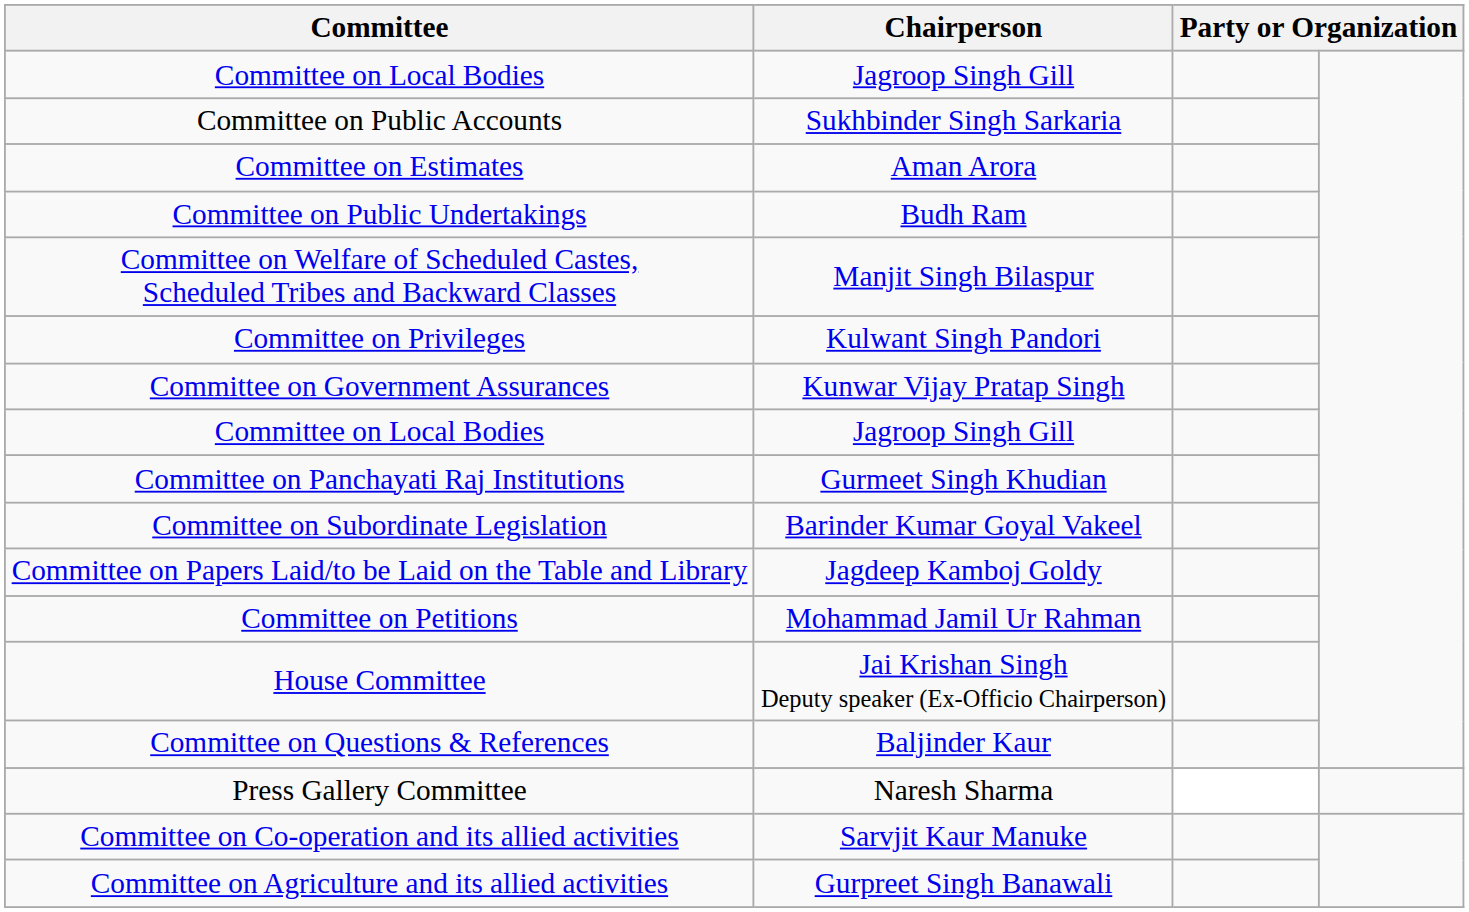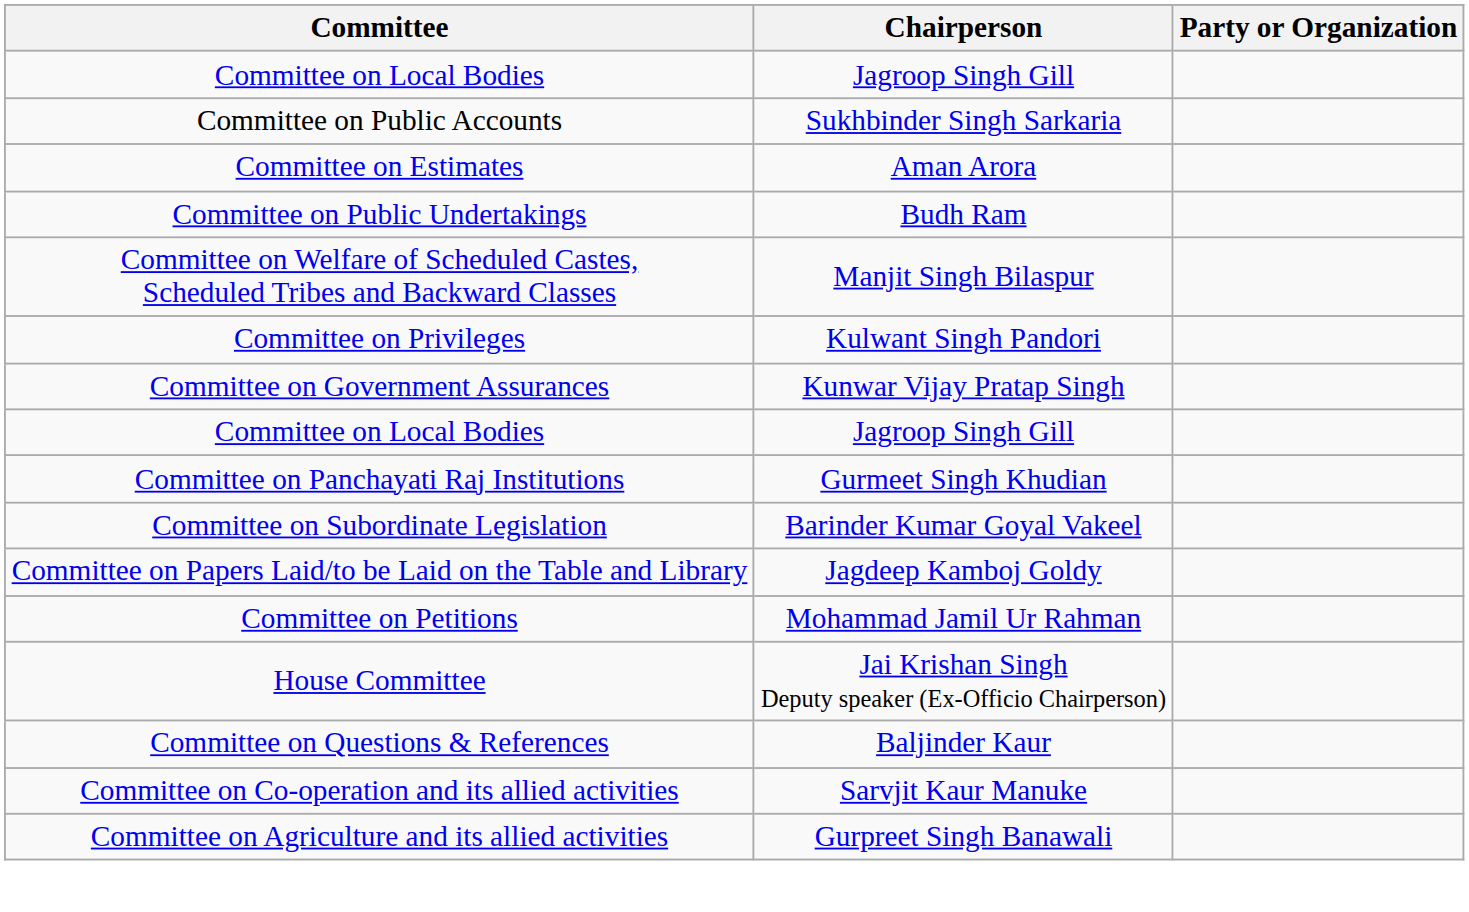- row: (380, 790)
